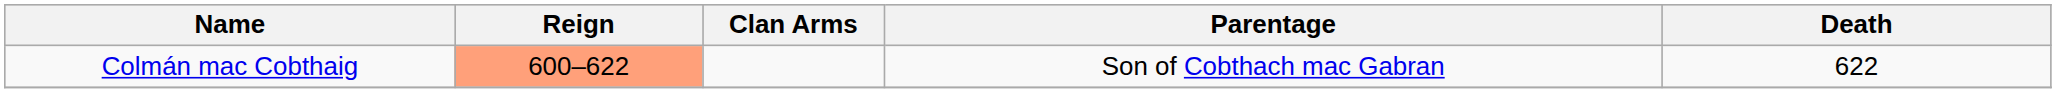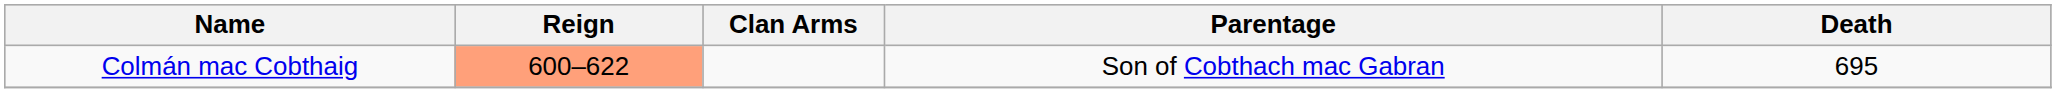(1856, 66) 622 -> (1856, 66) 695
